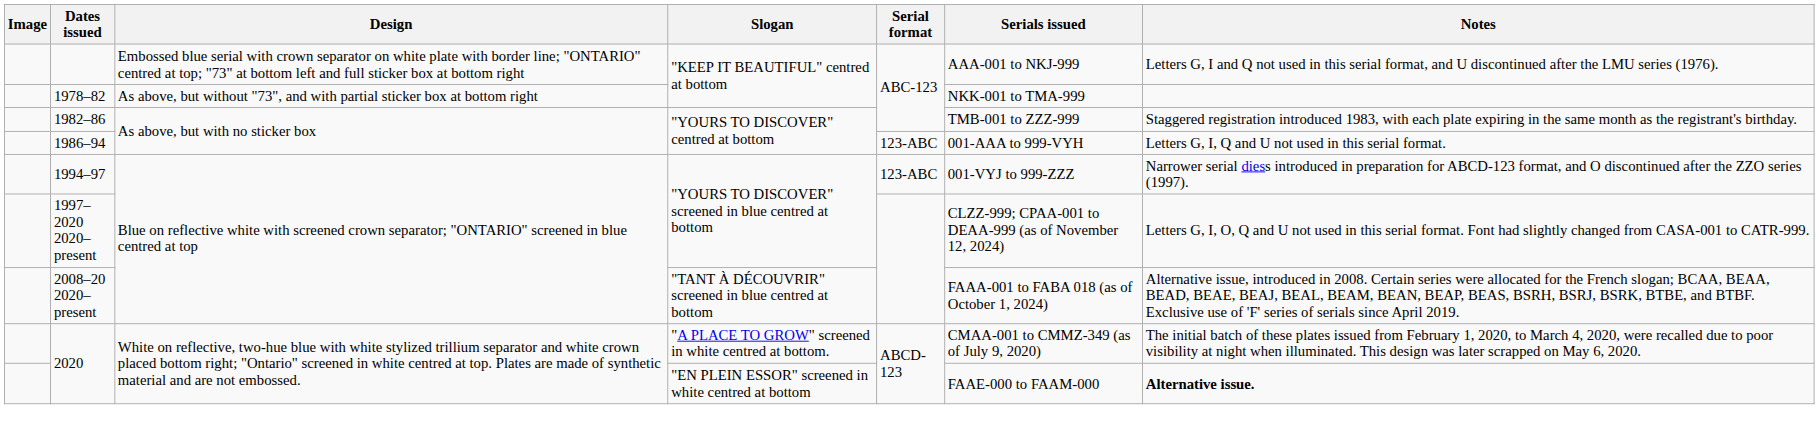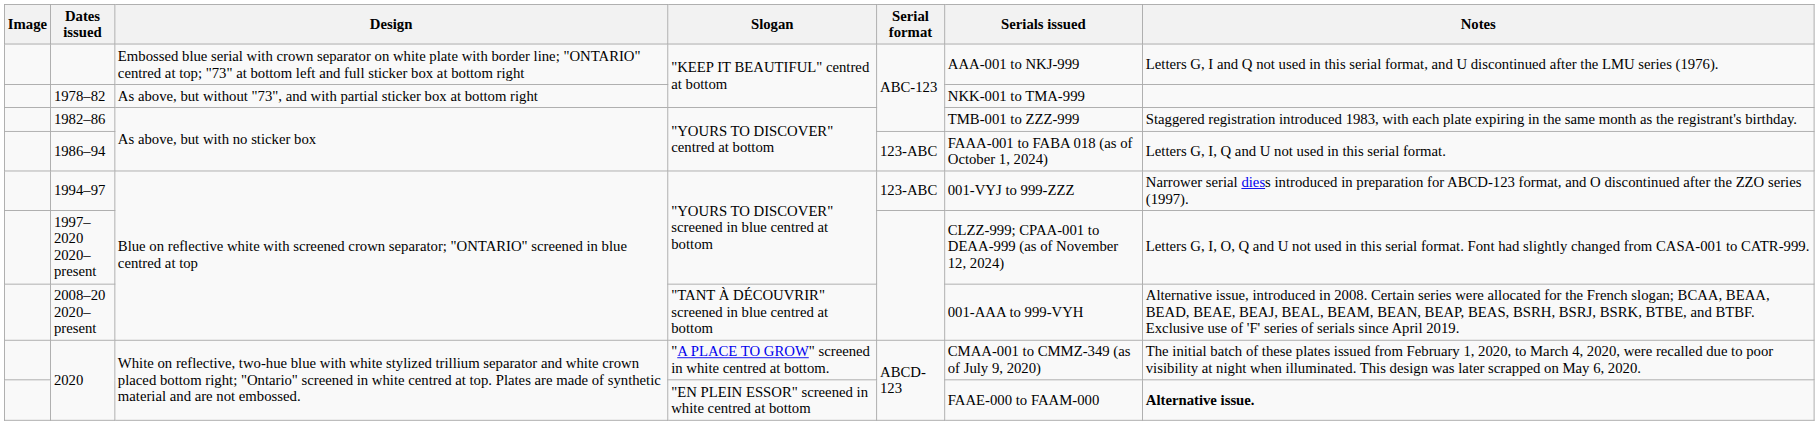(1016, 142) 001-AAA to 999-VYH -> (1040, 150) FAAA-001 to FABA 018 (as of October 1, 2024)
(1040, 295) FAAA-001 to FABA 018 (as of October 1, 2024) -> (1016, 312) 001-AAA to 999-VYH
